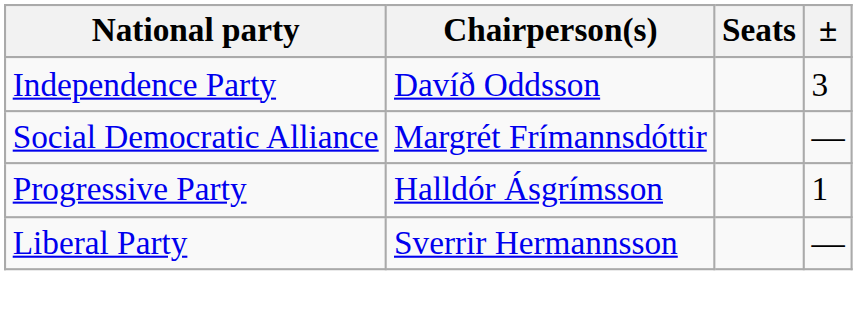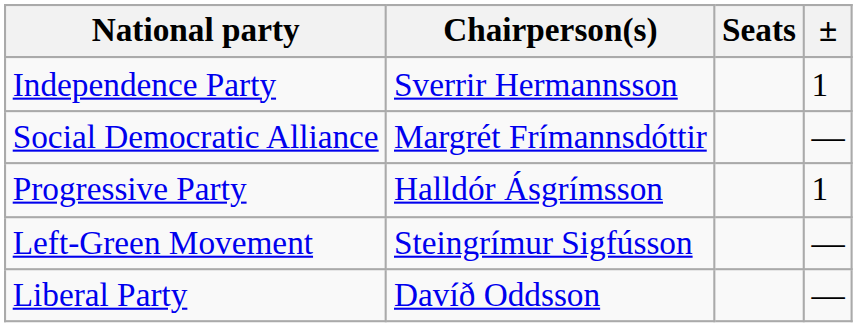(497, 83) Davíð Oddsson -> (536, 83) Sverrir Hermannsson
(820, 83) 3 -> (820, 83) 1
+ row: (163, 242)
(536, 242) Sverrir Hermannsson -> (497, 294) Davíð Oddsson
